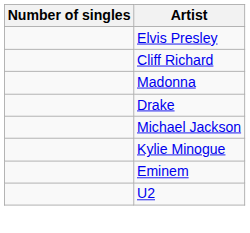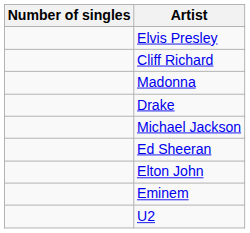+ row: (174, 149)
+ row: (170, 171)
- row: (181, 149)
